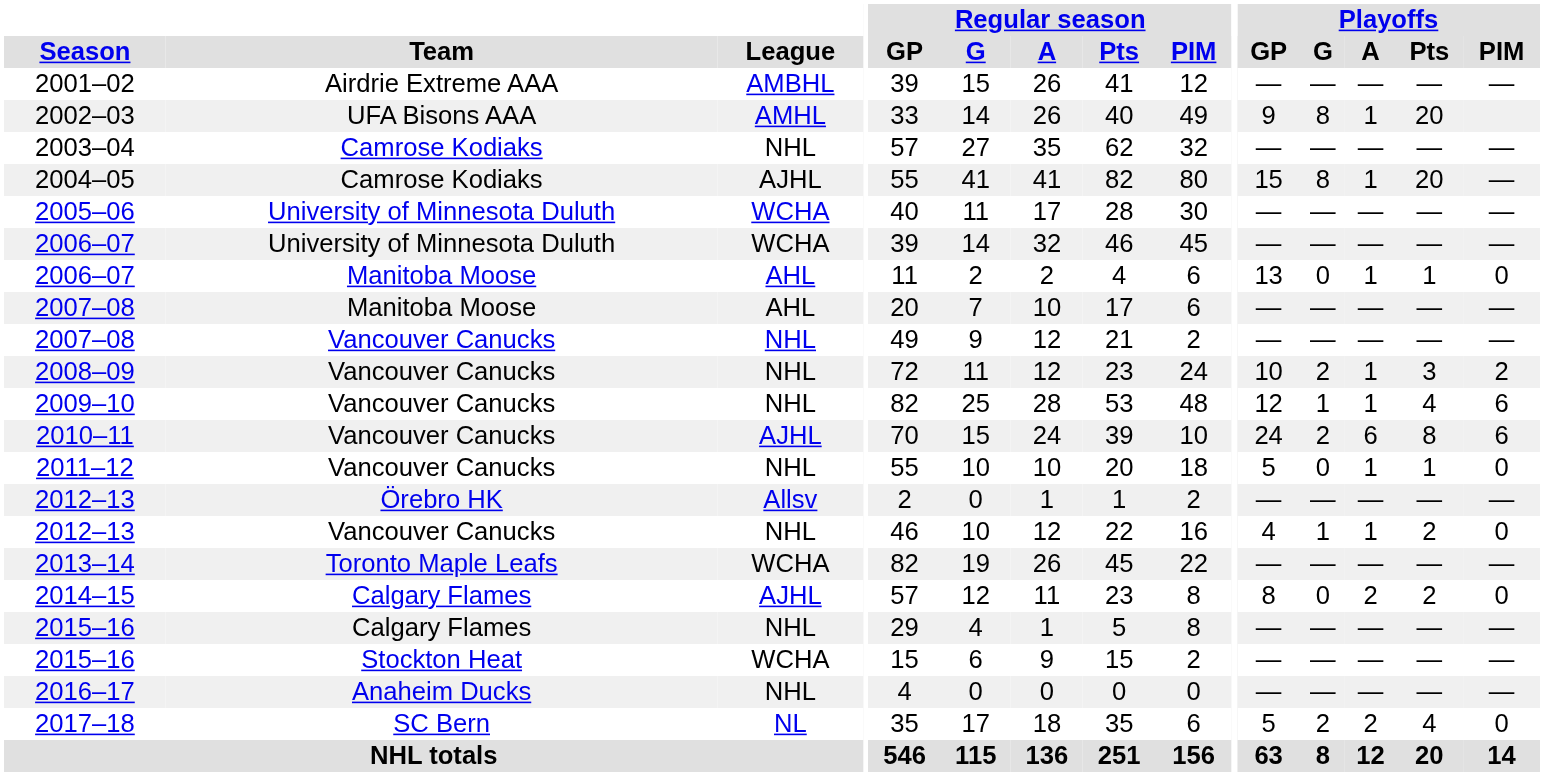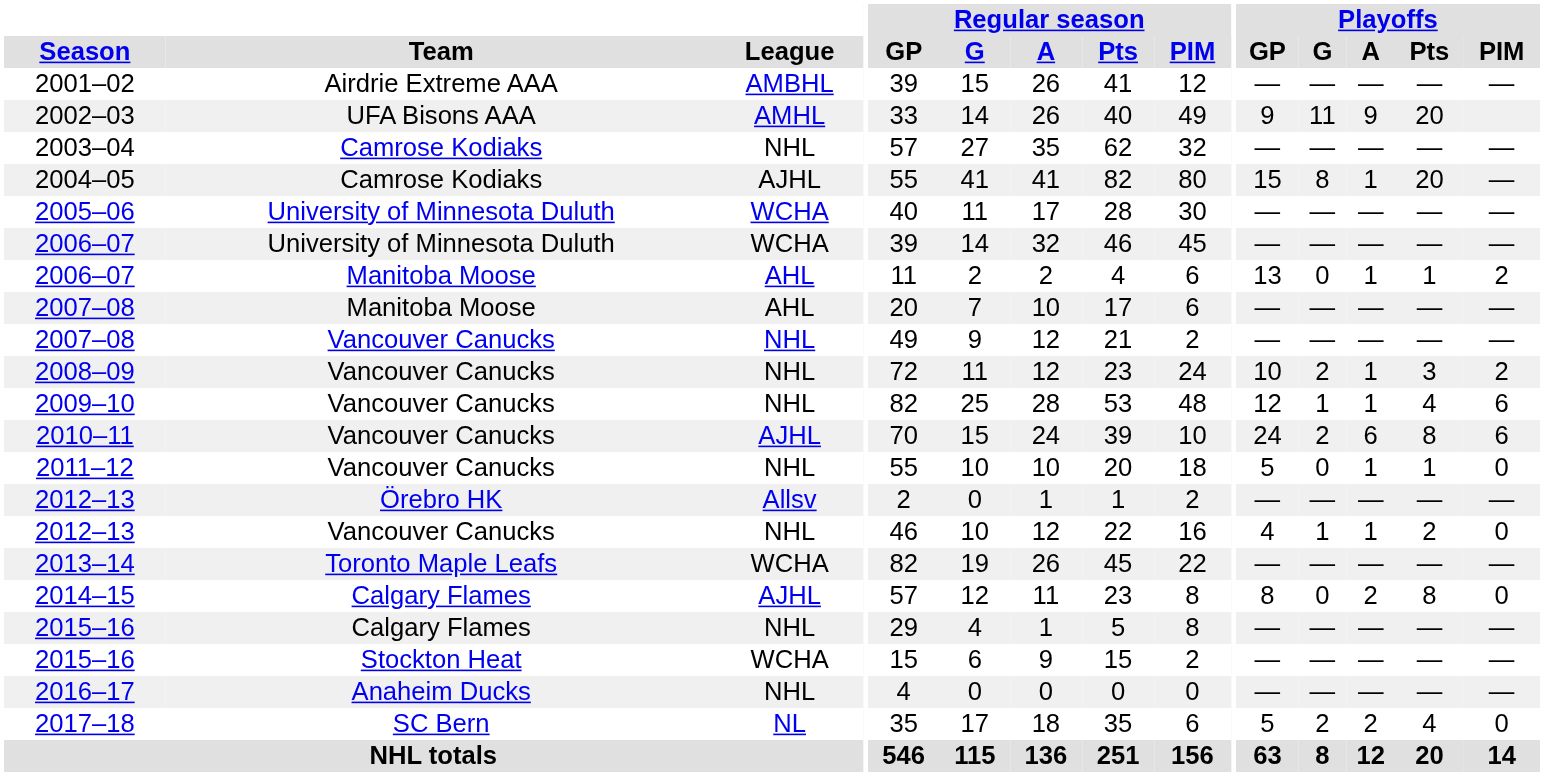(1323, 115) 8 -> (1322, 115) 11
(1370, 115) 1 -> (1371, 115) 9
(1502, 275) 0 -> (1502, 275) 2
(1429, 595) 2 -> (1429, 595) 8
